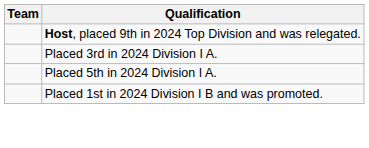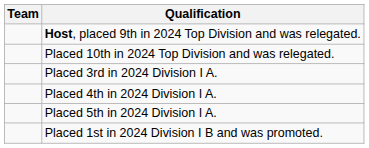+ row: (190, 53)
+ row: (131, 93)
